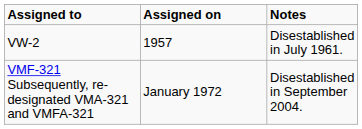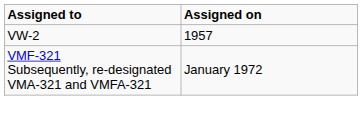- column: (288, 14)
